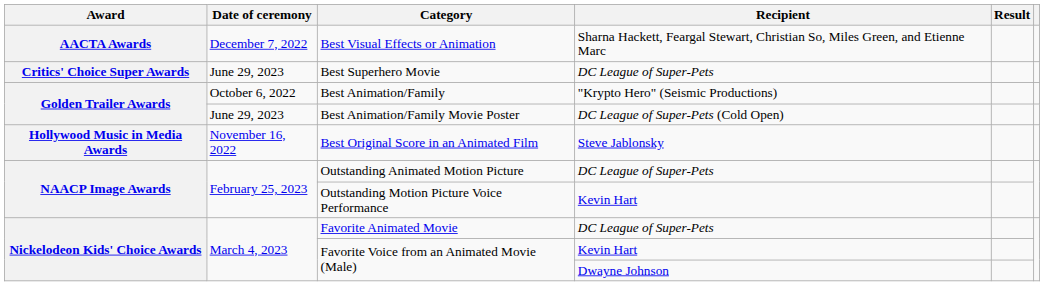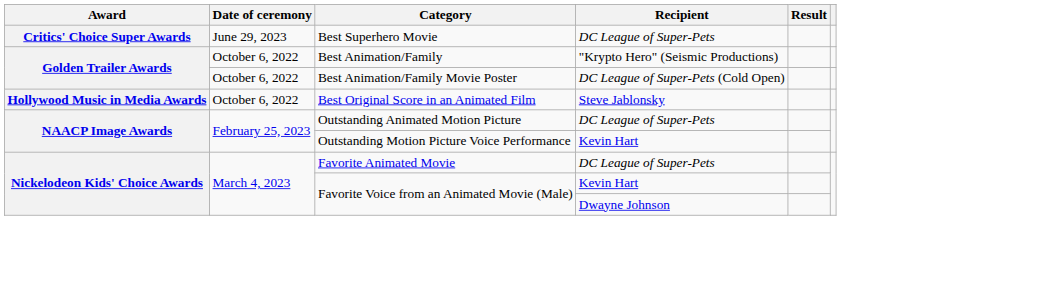- row: (408, 43)
(247, 114) June 29, 2023 -> (256, 78) October 6, 2022
(248, 142) November 16, 2022 -> (256, 99) October 6, 2022
